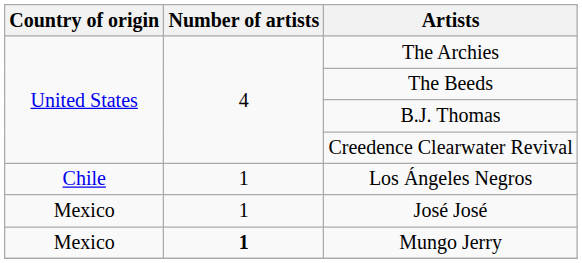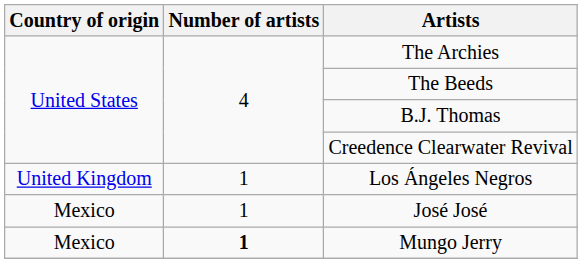(84, 178) Chile -> (84, 178) United Kingdom
